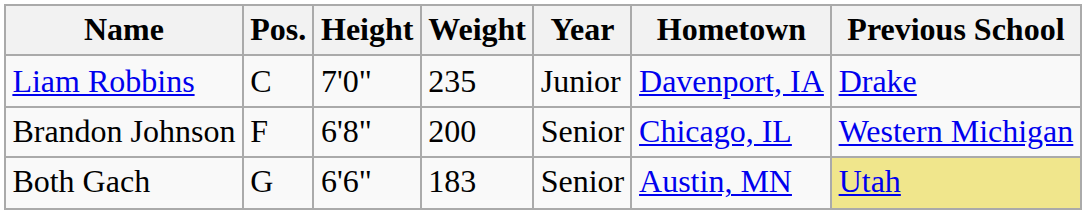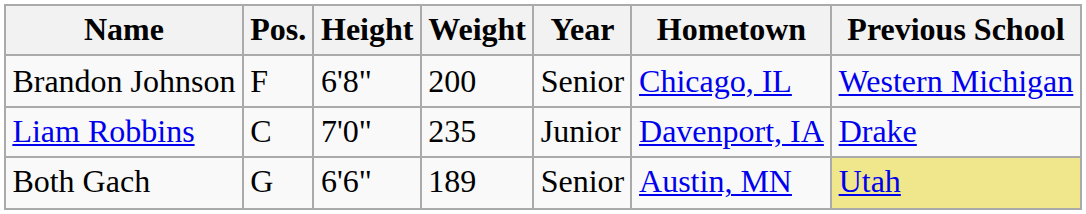rows swapped: (124, 131) <-> (103, 80)
(452, 182) 183 -> (452, 182) 189
